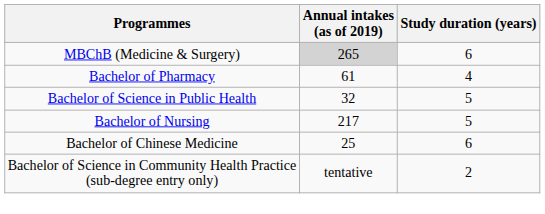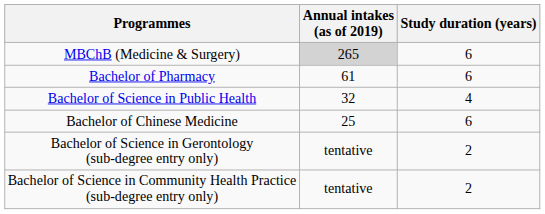(468, 76) 4 -> (468, 76) 6
(468, 98) 5 -> (468, 98) 4
- row: (152, 120)
+ row: (152, 151)
